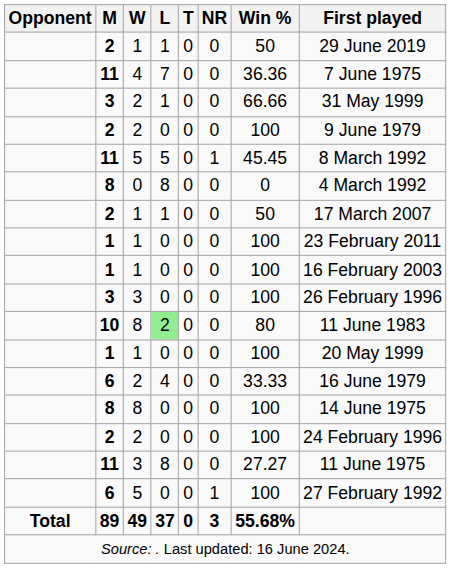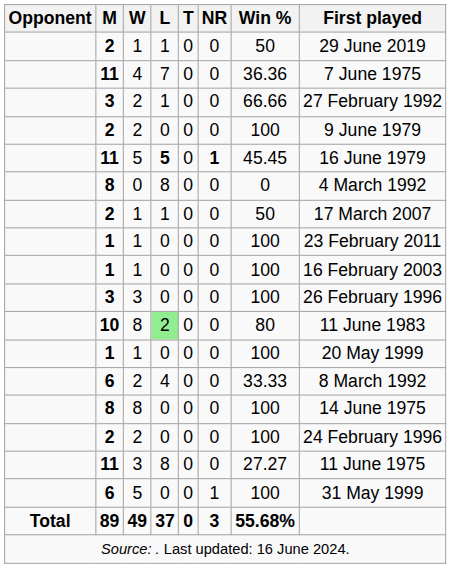(373, 102) 31 May 1999 -> (373, 102) 27 February 1992
(165, 158) normal -> (165, 158) bold
(214, 158) normal -> (214, 158) bold
(373, 158) 8 March 1992 -> (373, 158) 16 June 1979
(373, 381) 16 June 1979 -> (373, 381) 8 March 1992
(373, 492) 27 February 1992 -> (373, 492) 31 May 1999
